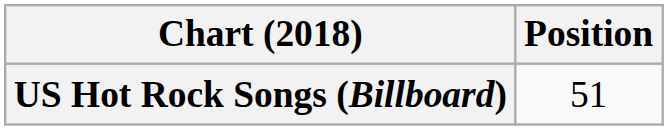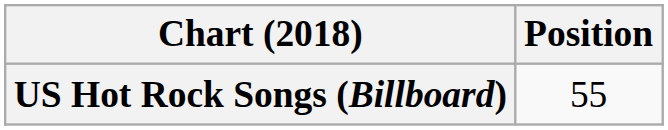(589, 93) 51 -> (589, 93) 55
